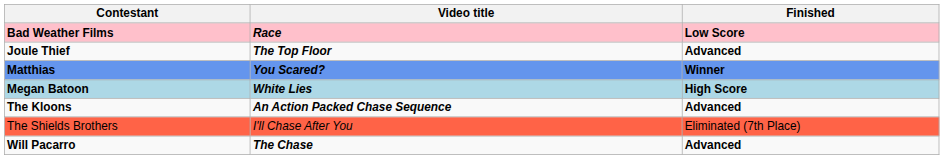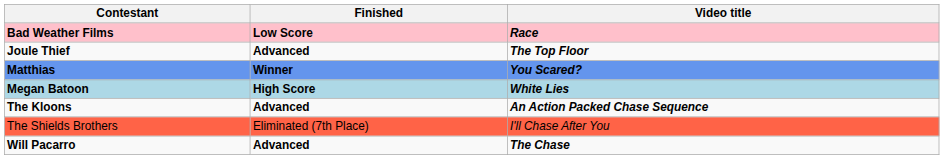columns swapped: (466, 13) <-> (810, 13)
